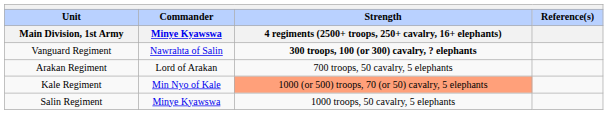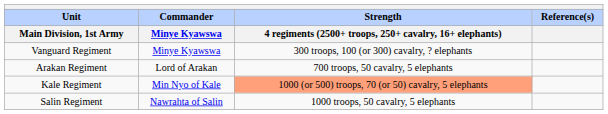(186, 51) Nawrahta of Salin -> (186, 51) Minye Kyawswa
(383, 51) bold -> (383, 51) normal
(186, 101) Minye Kyawswa -> (186, 101) Nawrahta of Salin
